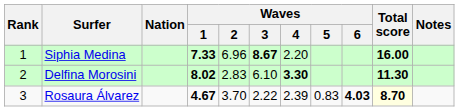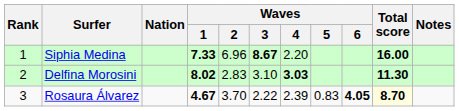(265, 75) 6.10 -> (265, 75) 3.10
(296, 75) 3.30 -> (296, 75) 3.03
(357, 95) 4.03 -> (357, 95) 4.05
